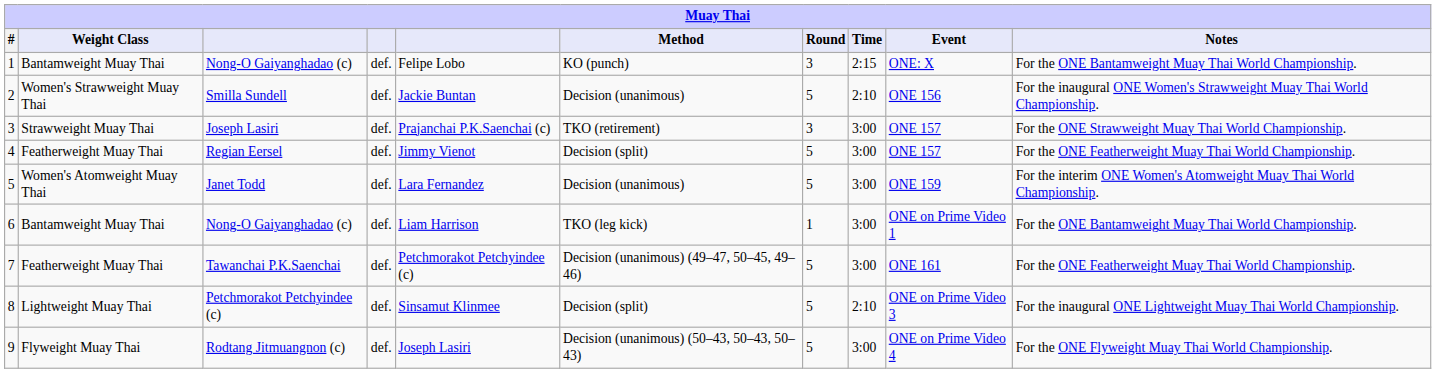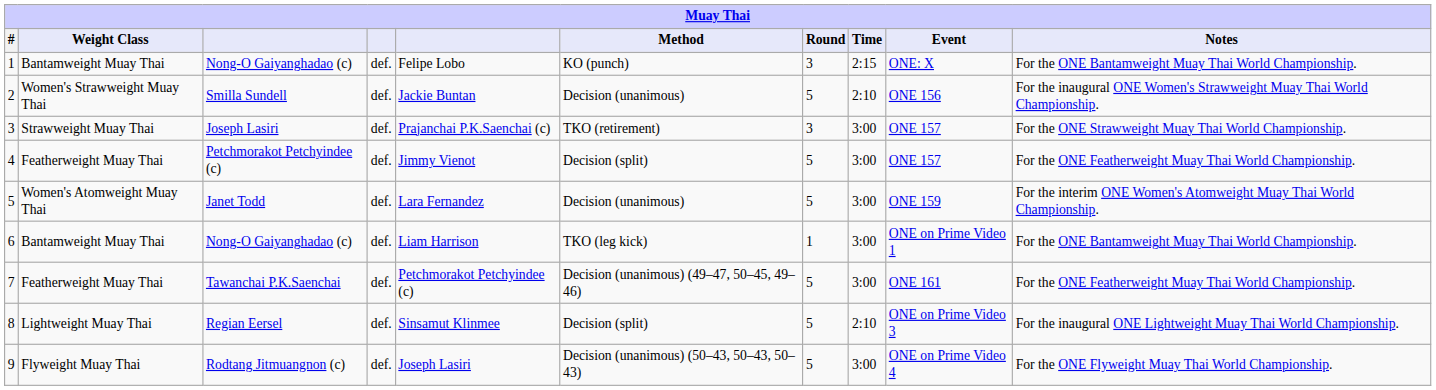(244, 151) Regian Eersel -> (279, 160) Petchmorakot Petchyindee (c)
(279, 306) Petchmorakot Petchyindee (c) -> (244, 323) Regian Eersel
